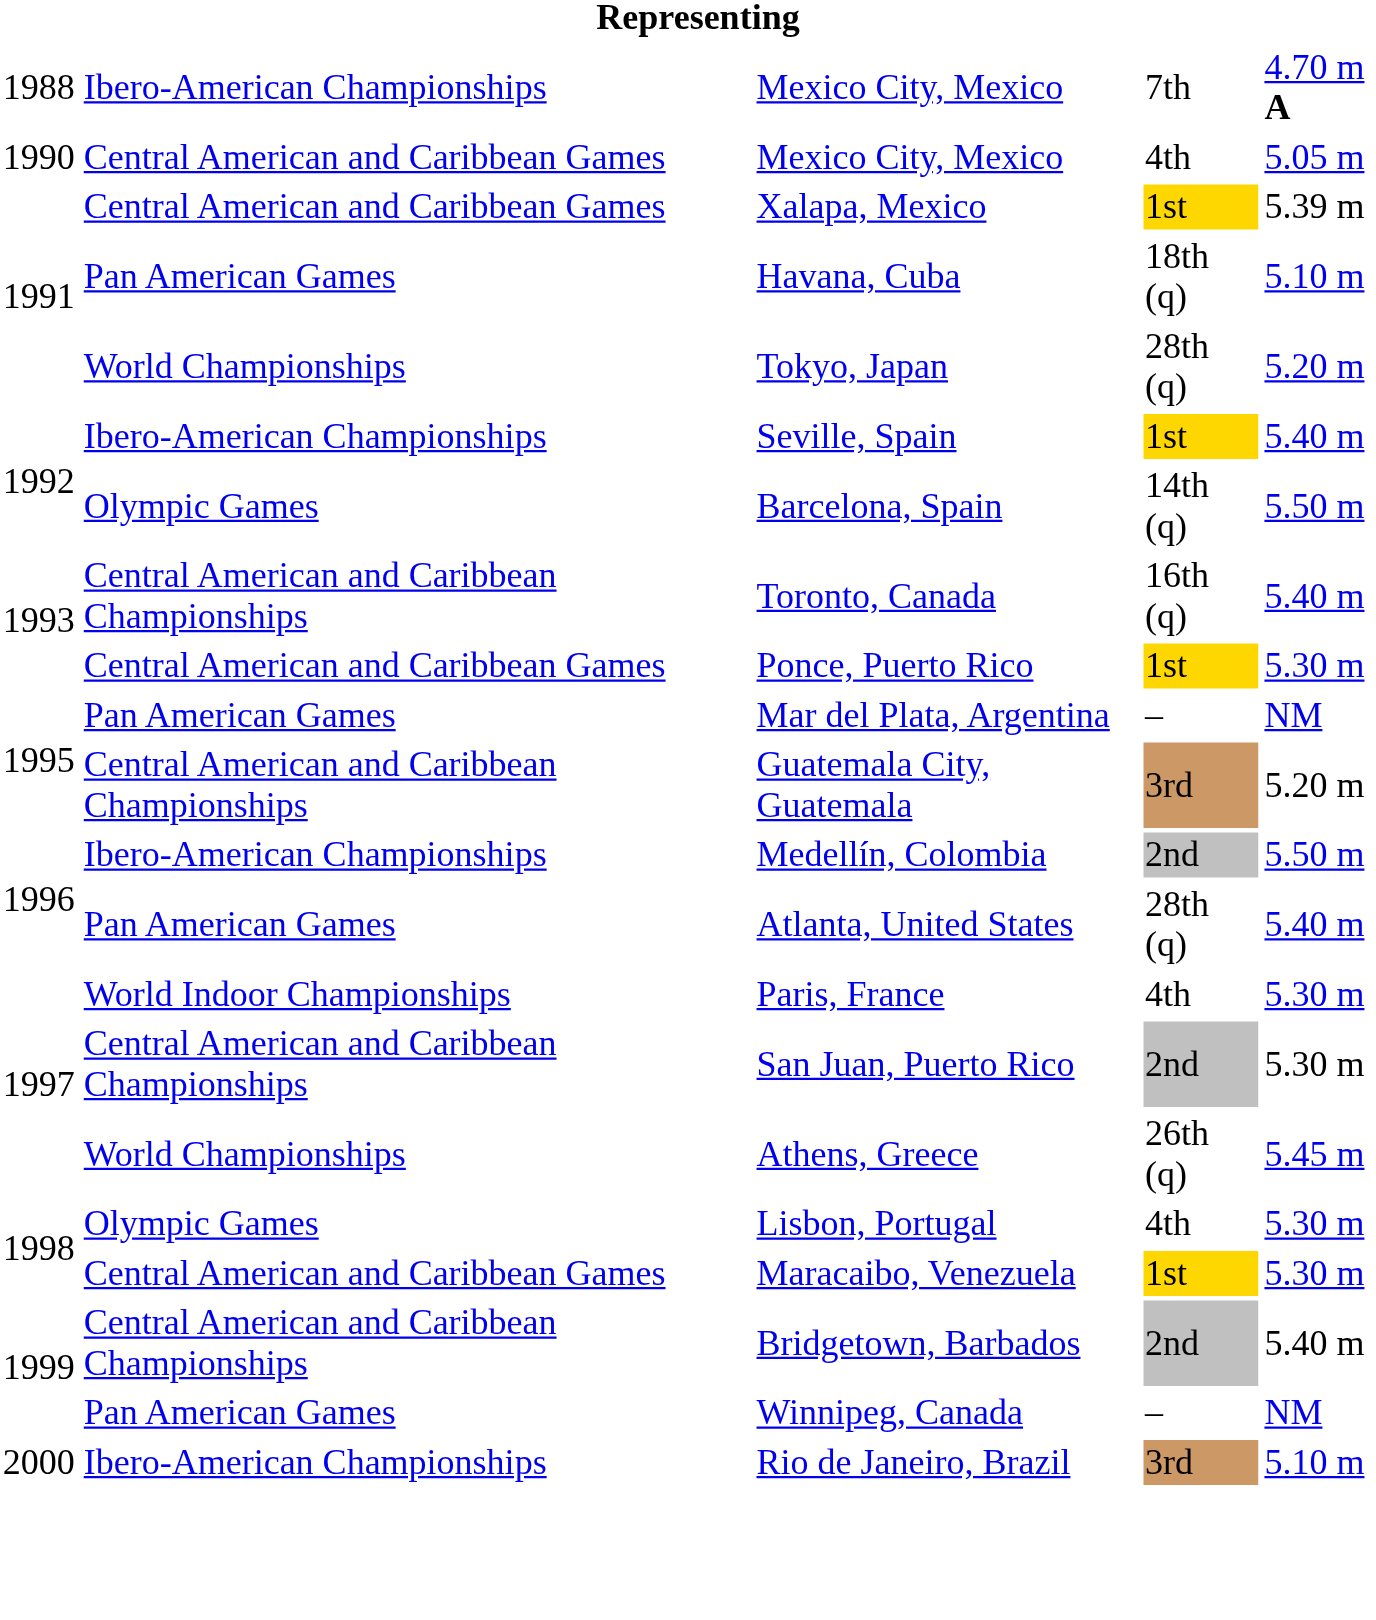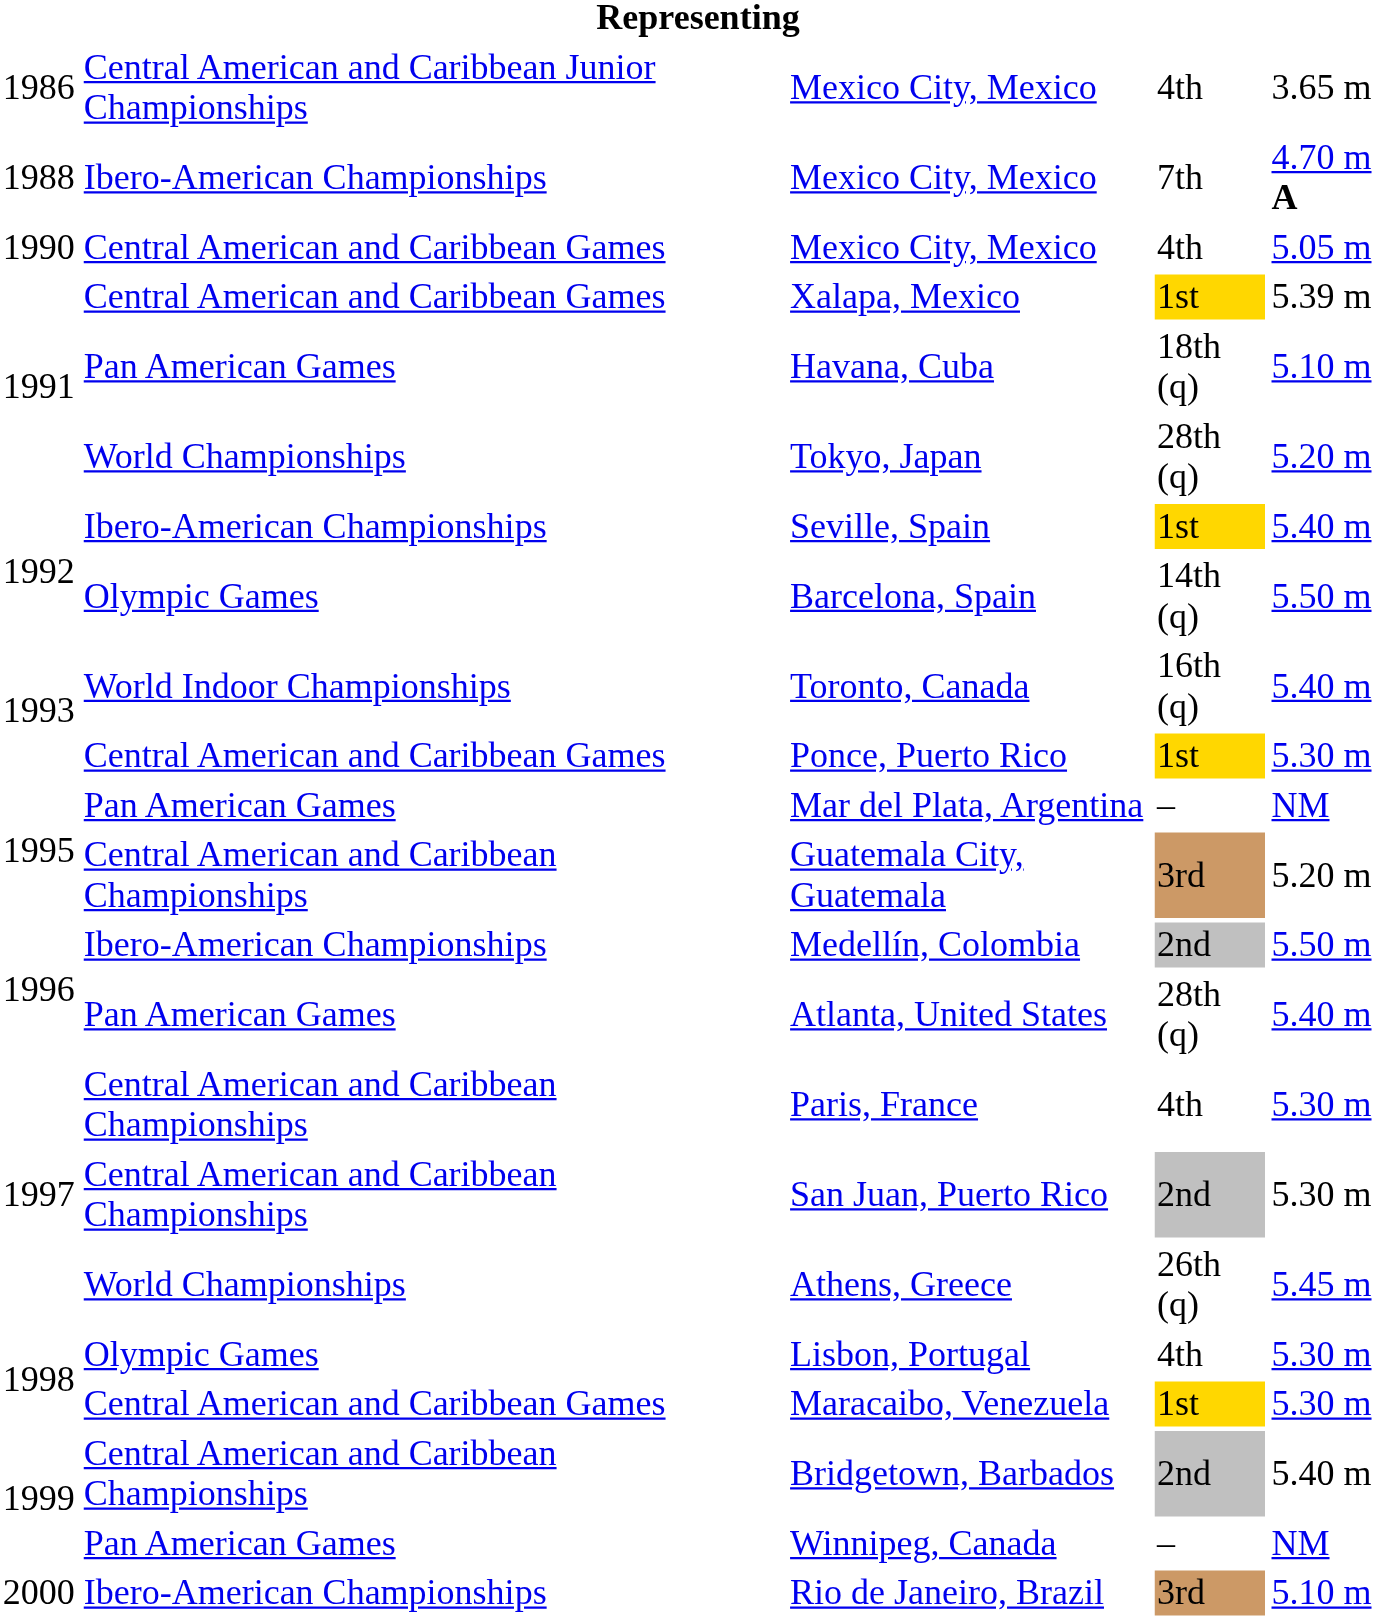+ row: (39, 87)
(320, 595) Central American and Caribbean Championships -> (297, 685) World Indoor Championships
(297, 993) World Indoor Championships -> (320, 1104) Central American and Caribbean Championships
